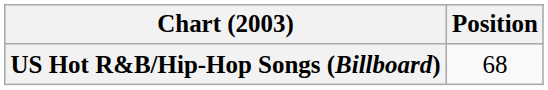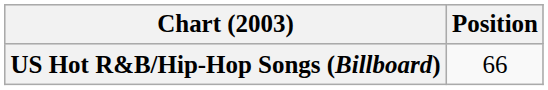(495, 63) 68 -> (495, 63) 66
